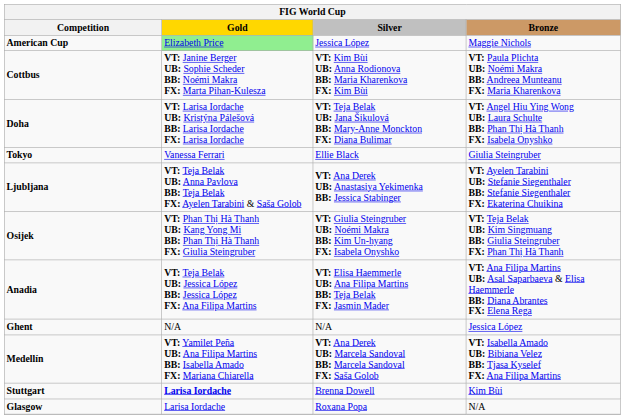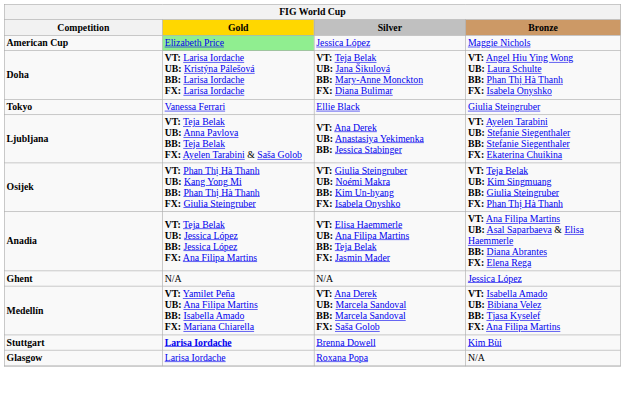- row: (23, 75)
